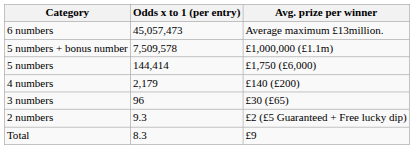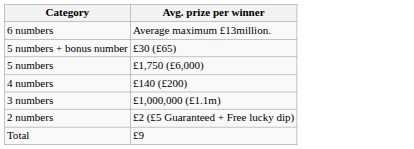- column: (187, 13)
(289, 48) £1,000,000 (£1.1m) -> (155, 48) £30 (£65)
(267, 100) £30 (£65) -> (177, 100) £1,000,000 (£1.1m)
